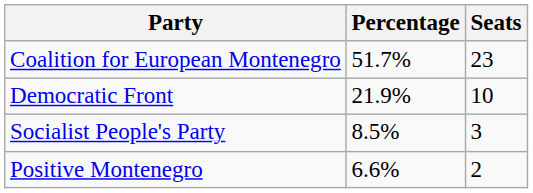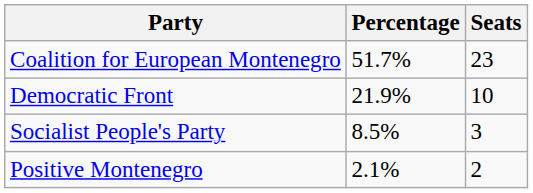(375, 168) 6.6% -> (375, 168) 2.1%
